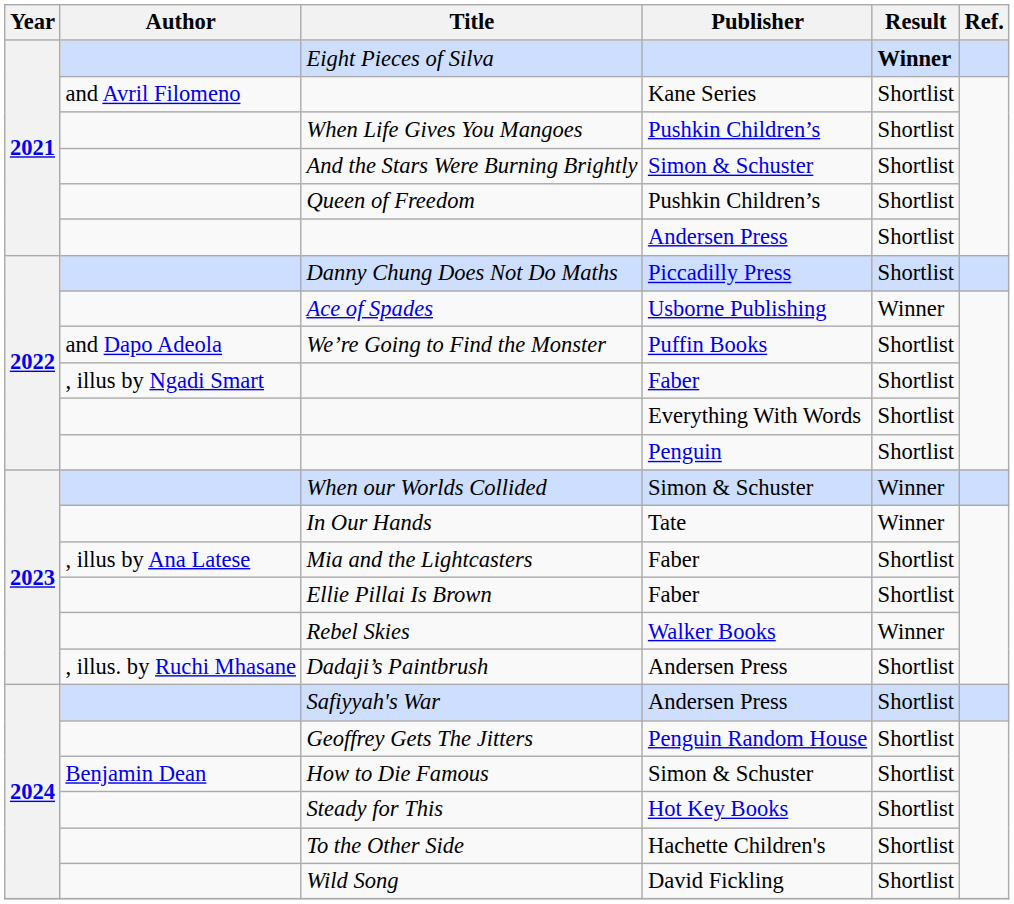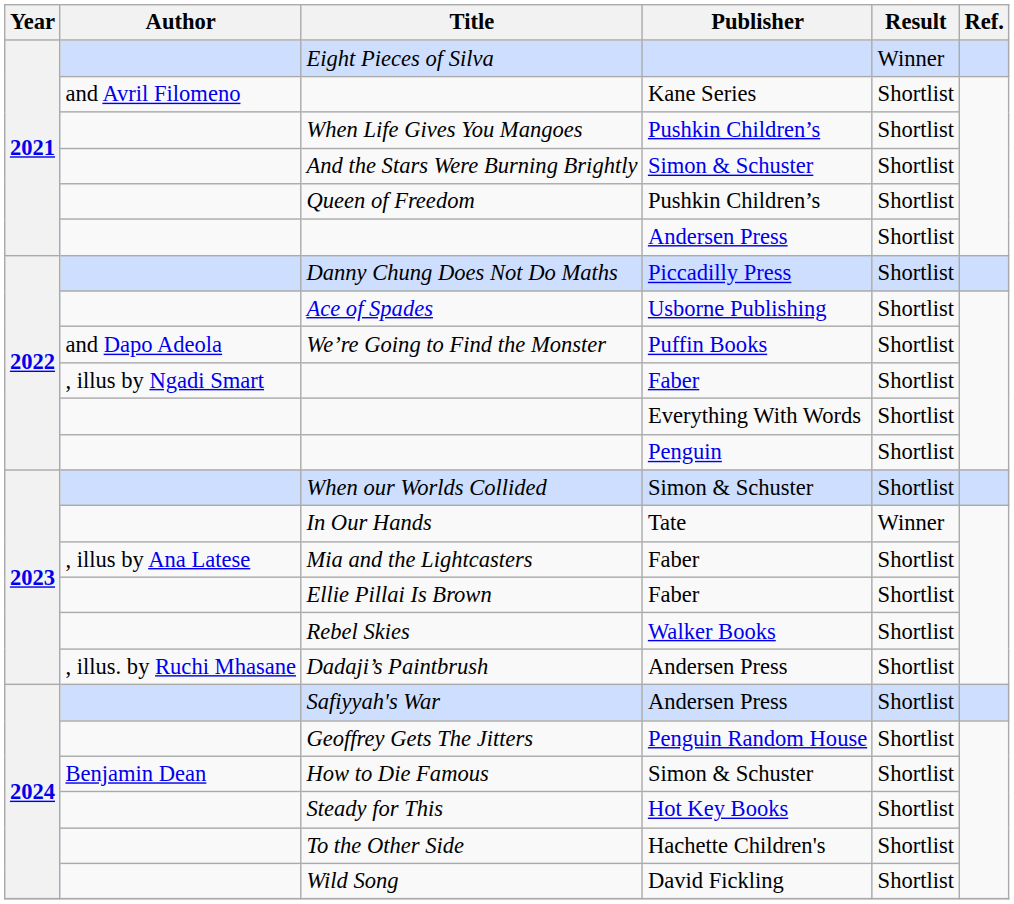(914, 58) bold -> (911, 58) normal
(911, 308) Winner -> (916, 308) Shortlist
(911, 487) Winner -> (916, 487) Shortlist
(911, 630) Winner -> (916, 630) Shortlist
